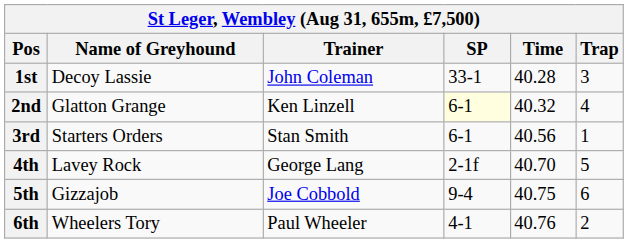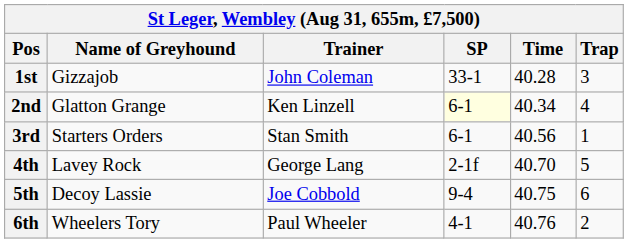(102, 77) Decoy Lassie -> (85, 77) Gizzajob
(535, 106) 40.32 -> (535, 106) 40.34
(85, 194) Gizzajob -> (102, 194) Decoy Lassie
